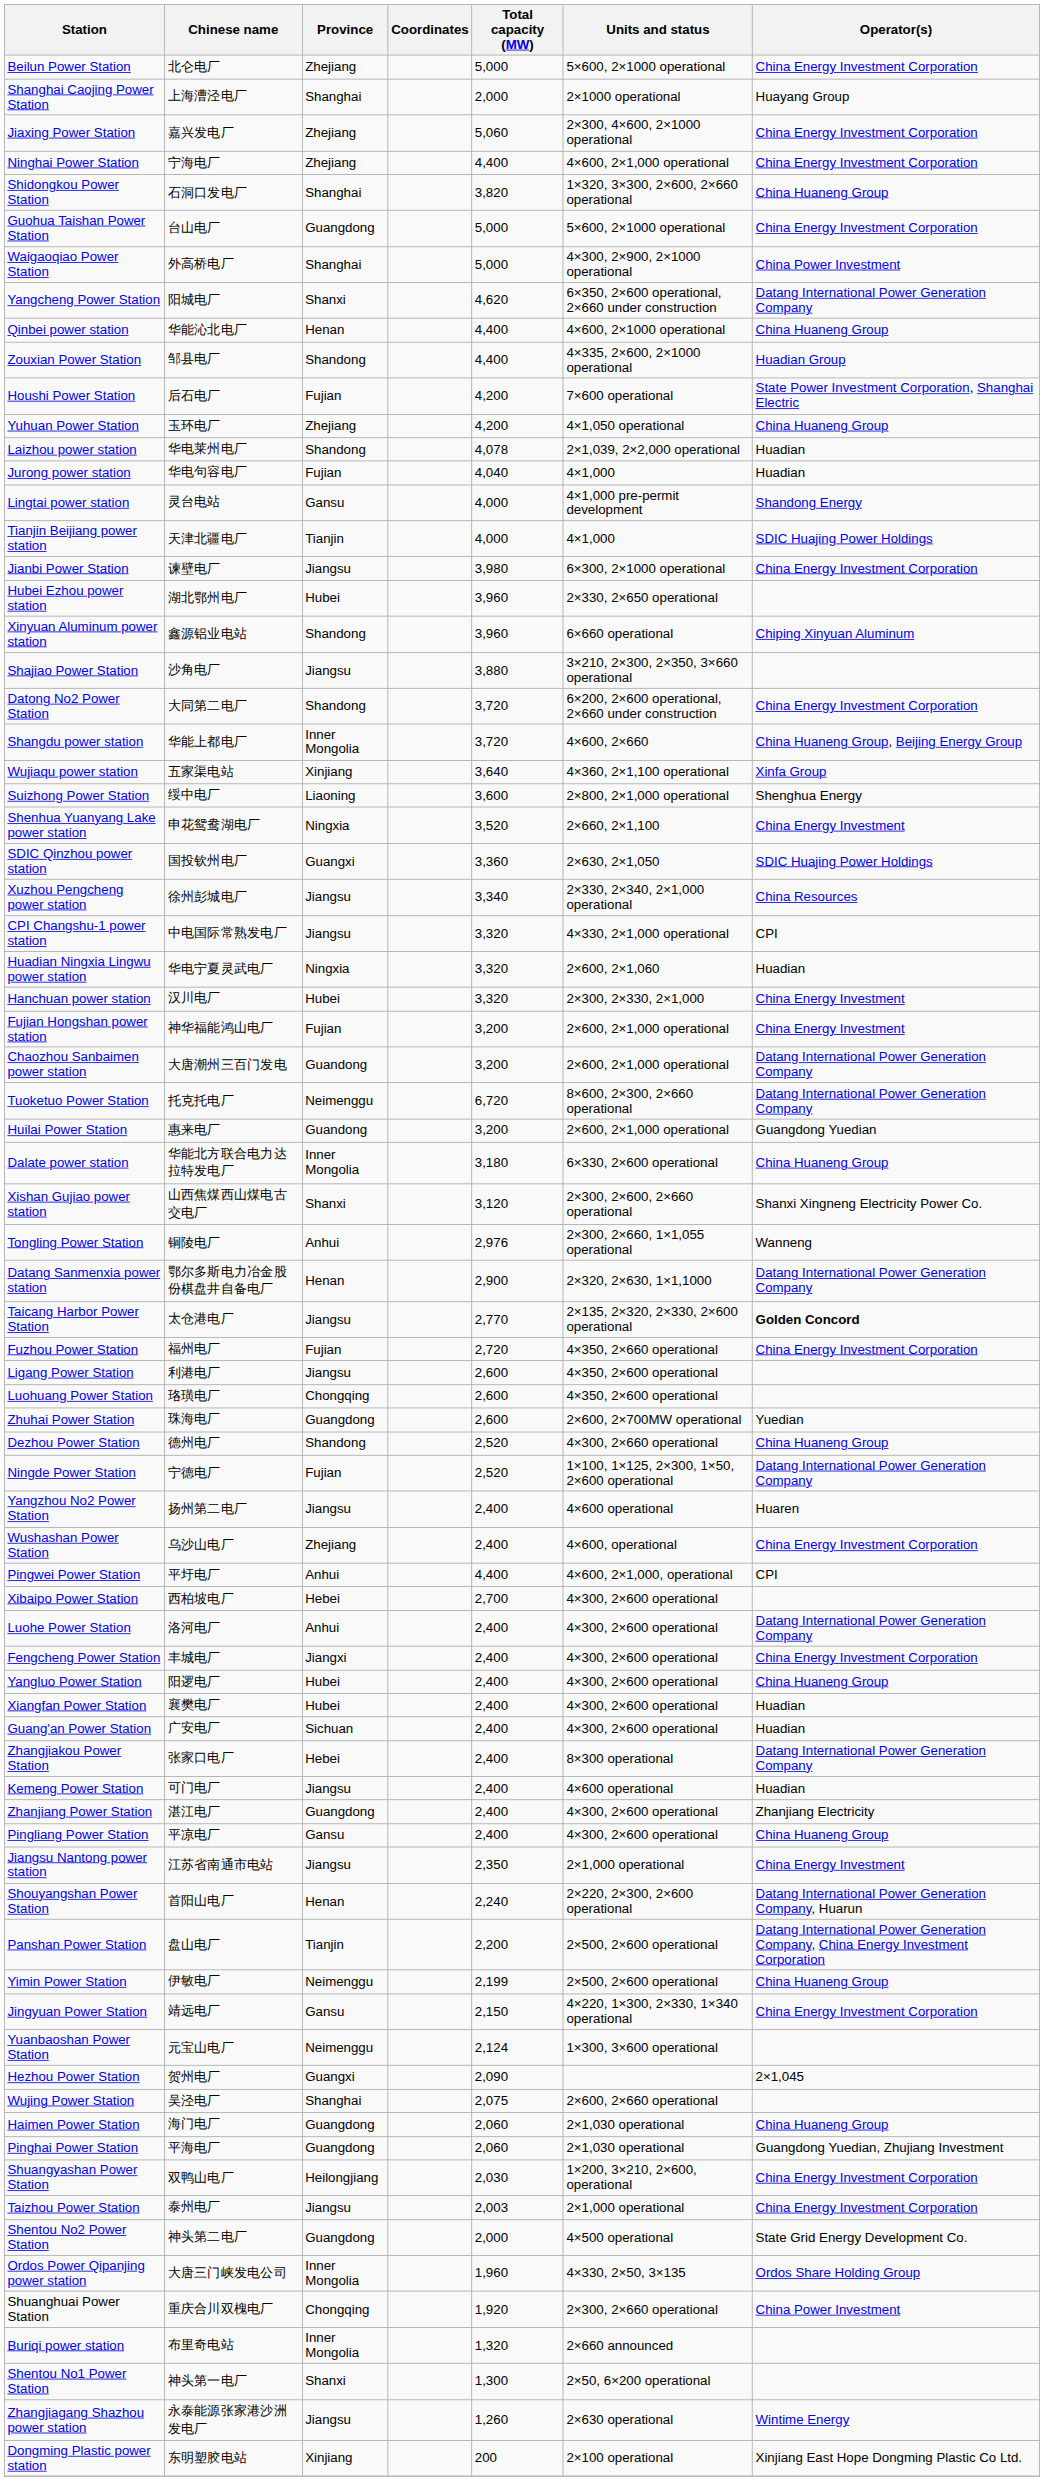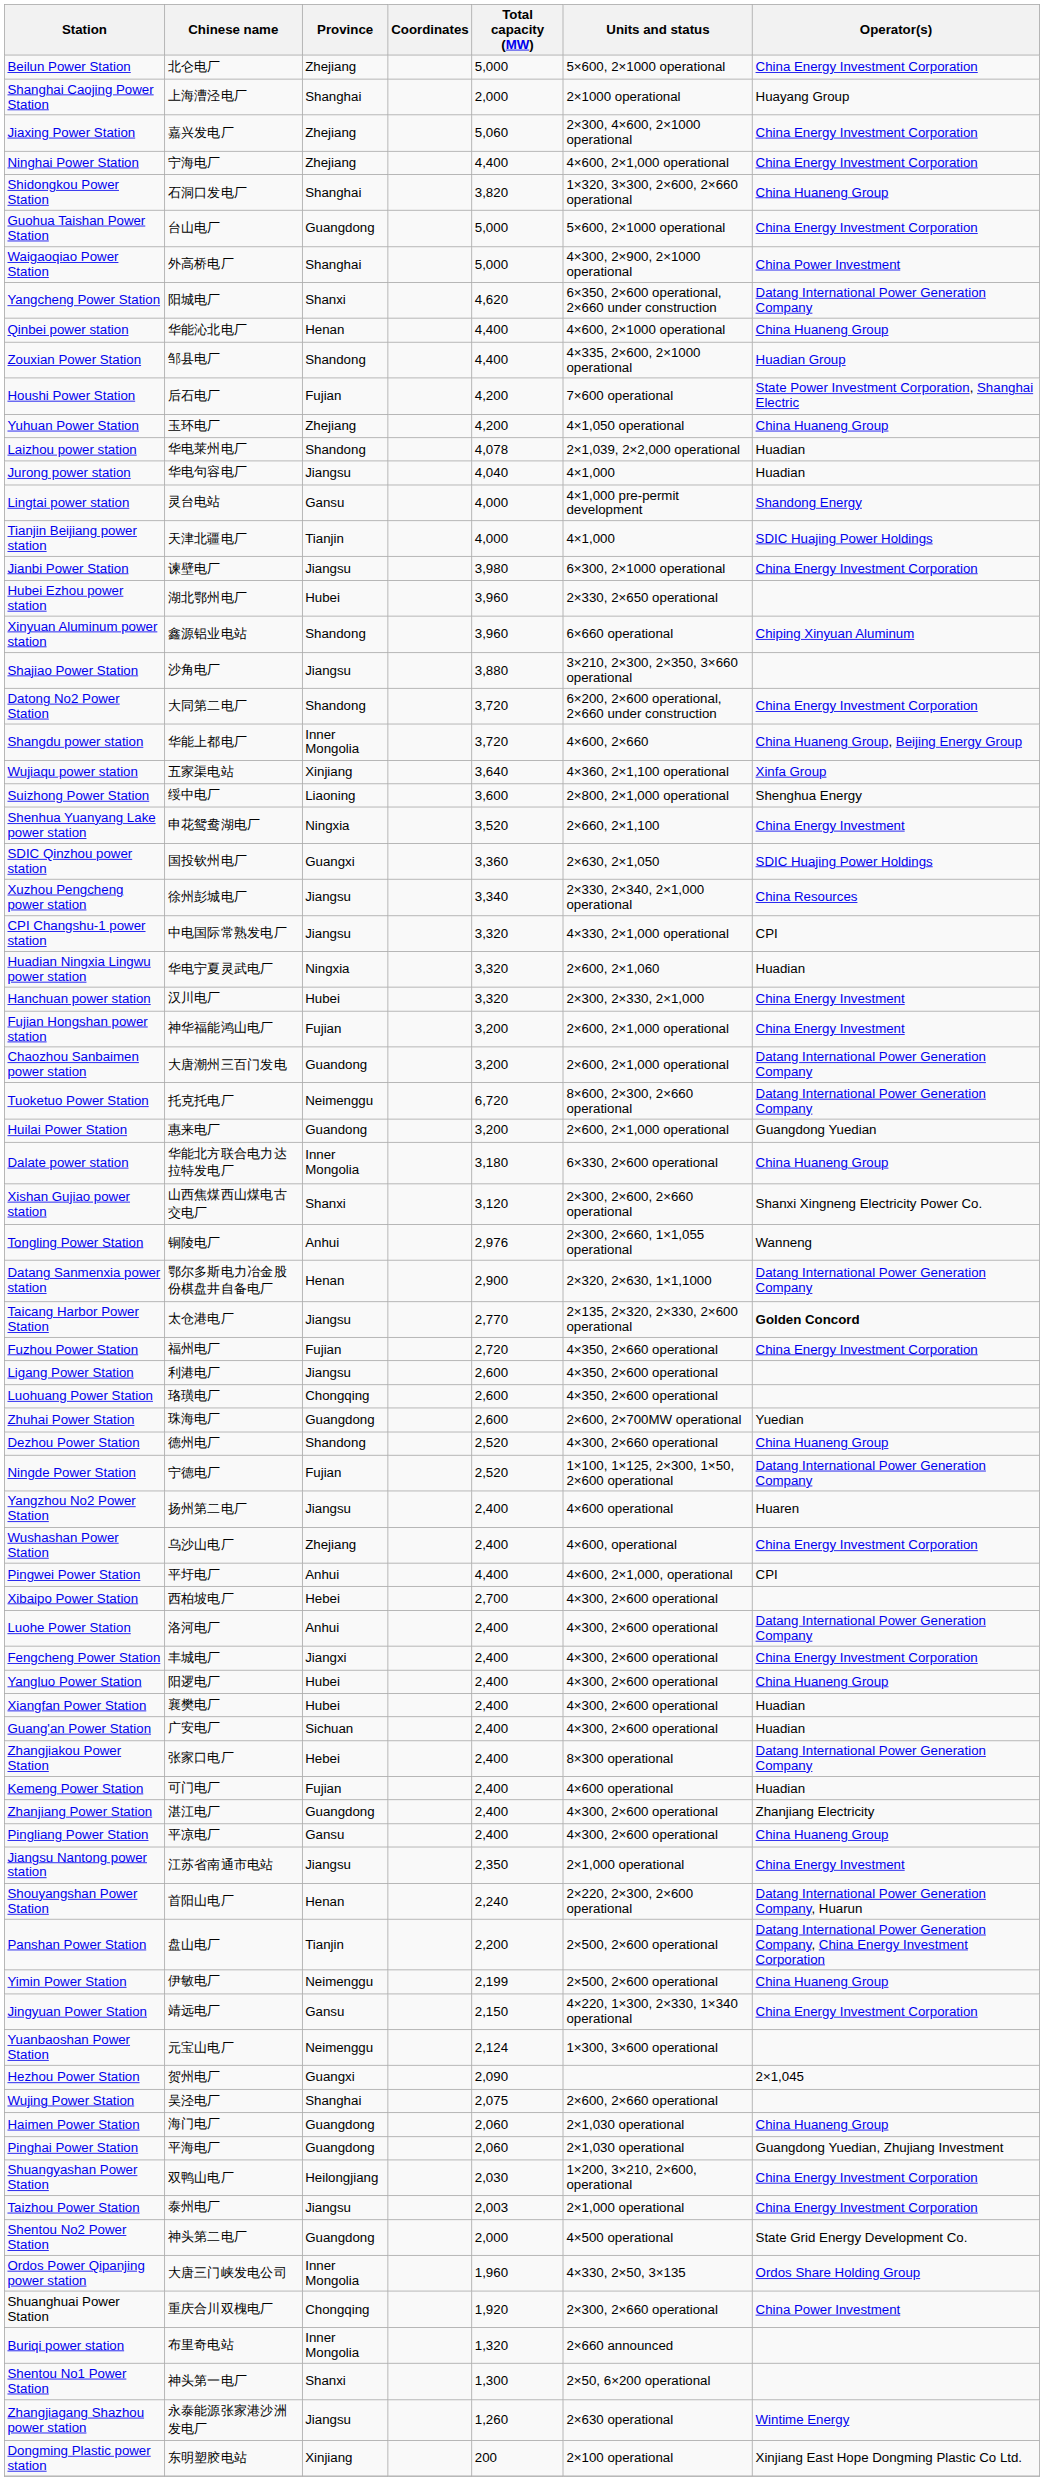(323, 472) Fujian -> (328, 472) Jiangsu
(328, 1788) Jiangsu -> (323, 1788) Fujian
